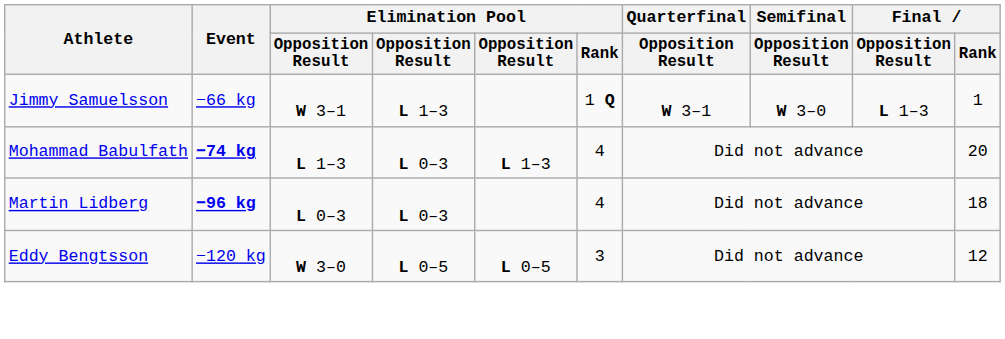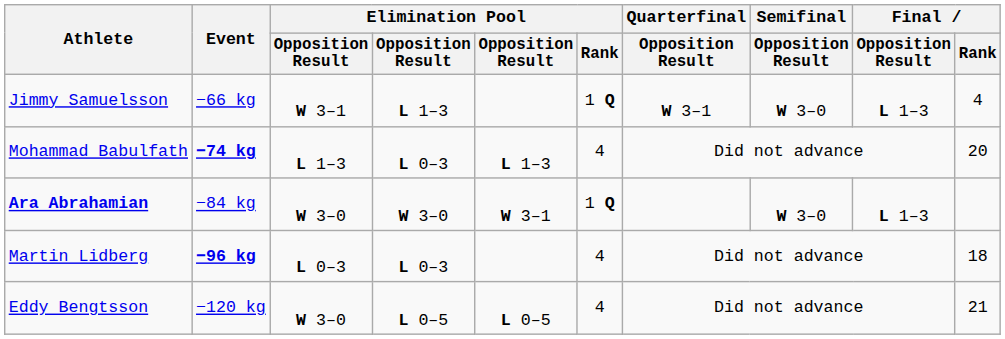(978, 100) 1 -> (978, 100) 4
+ row: (78, 204)
(600, 256) 3 -> (600, 308) 4
(978, 256) 12 -> (978, 308) 21
